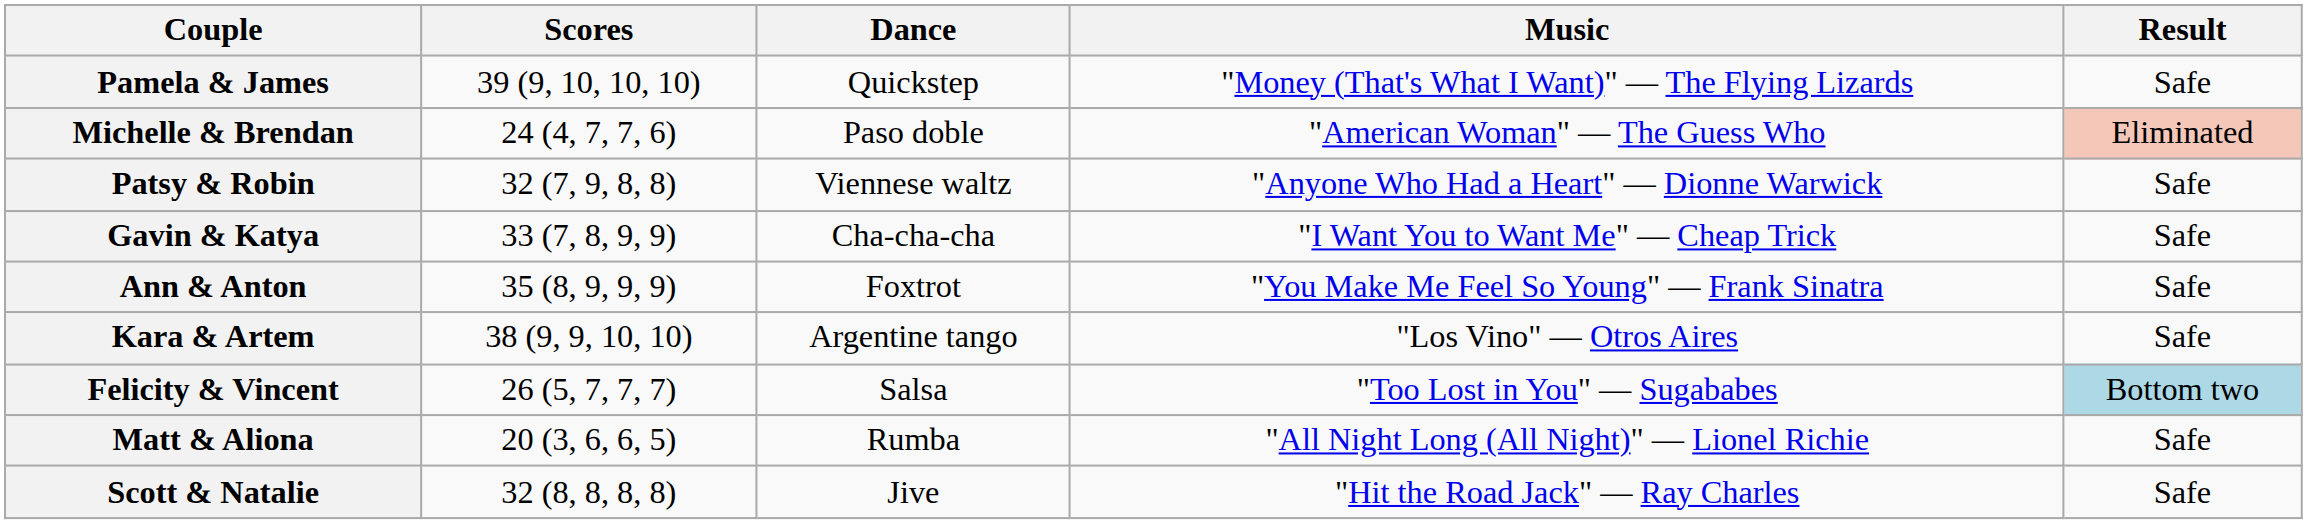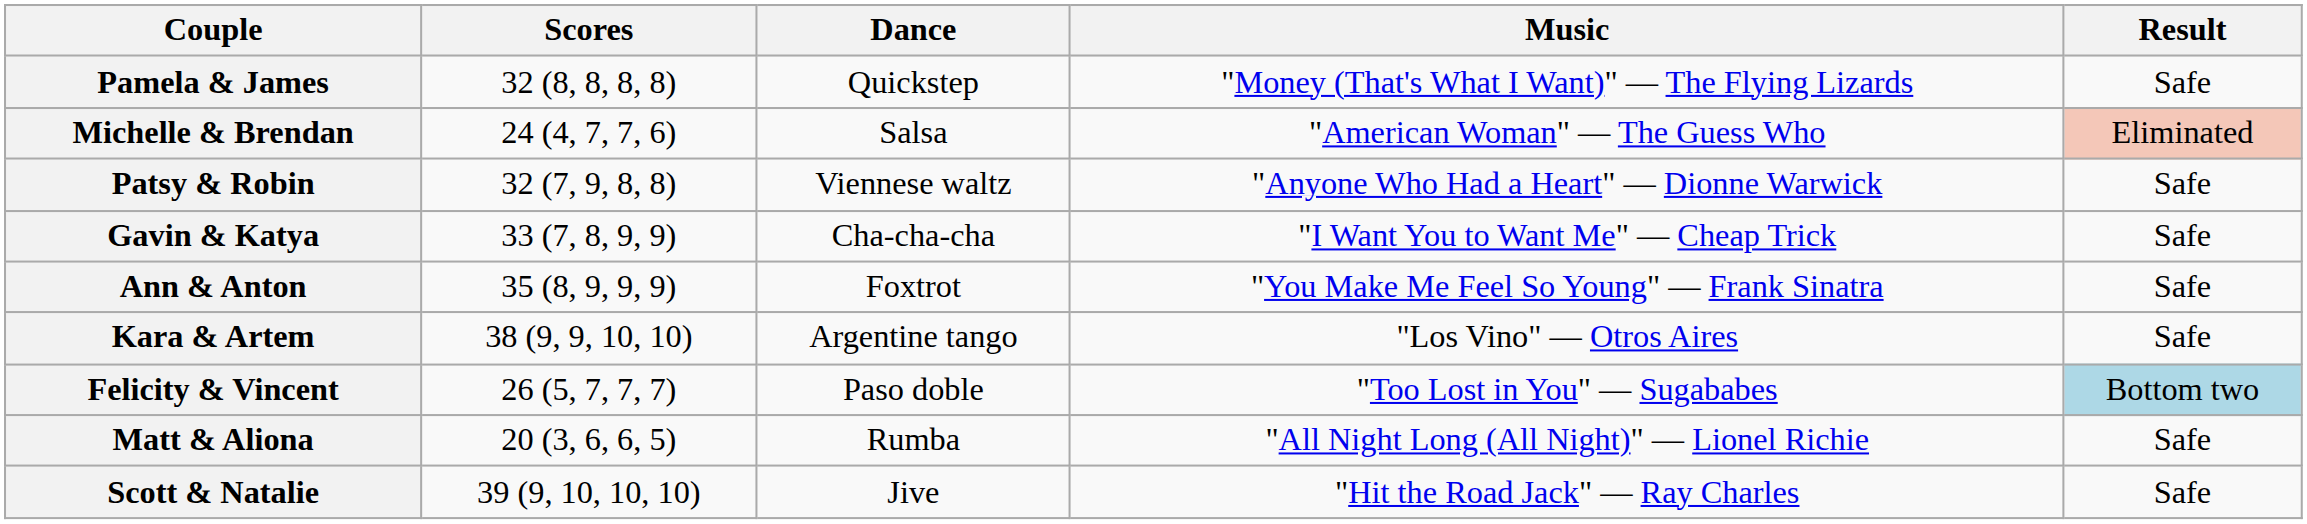(589, 81) 39 (9, 10, 10, 10) -> (589, 81) 32 (8, 8, 8, 8)
(913, 132) Paso doble -> (913, 132) Salsa
(913, 388) Salsa -> (913, 388) Paso doble
(589, 491) 32 (8, 8, 8, 8) -> (589, 491) 39 (9, 10, 10, 10)
